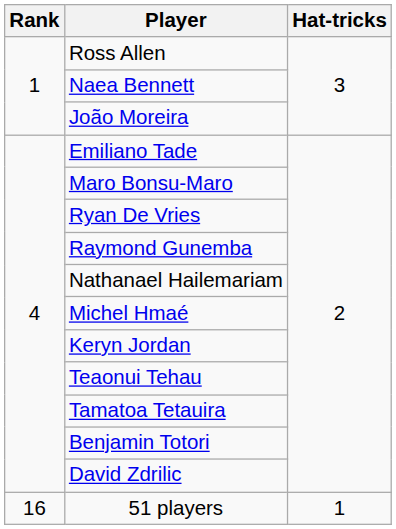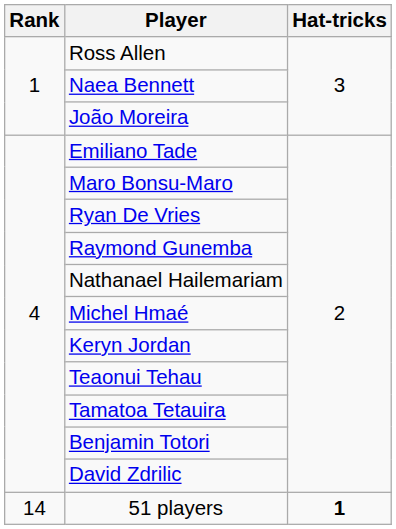(34, 507) 16 -> (34, 507) 14
(340, 507) normal -> (340, 507) bold
